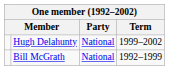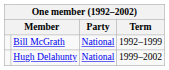rows swapped: (39, 57) <-> (45, 42)
